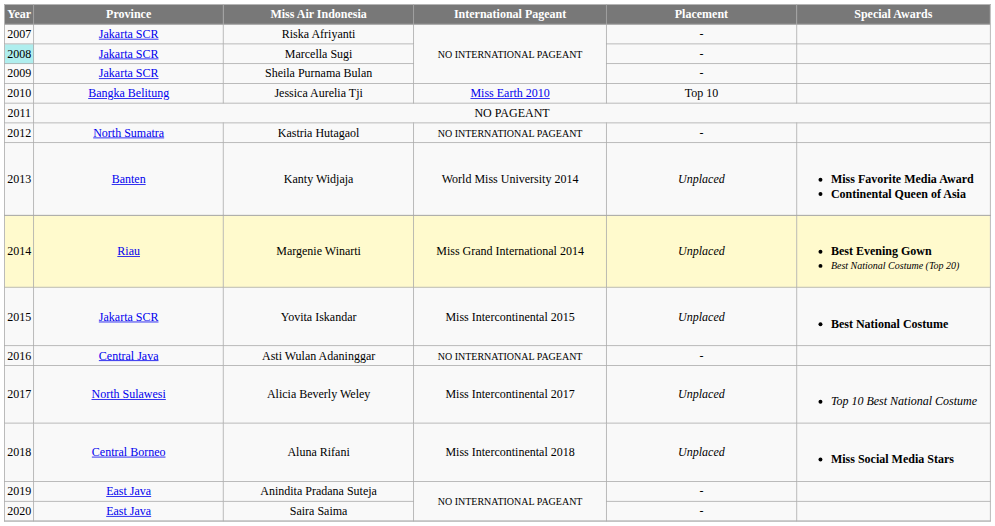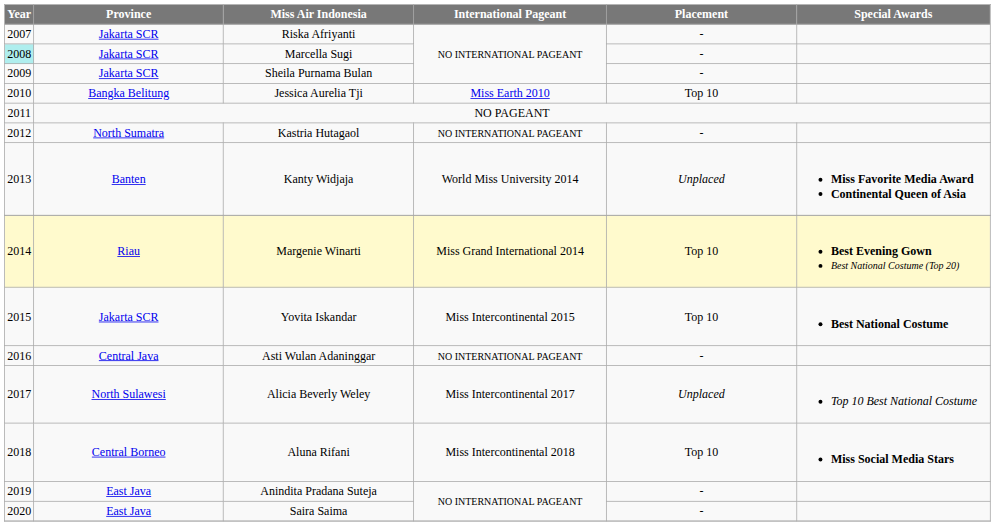(701, 251) Unplaced -> (701, 251) Top 10
(701, 316) Unplaced -> (701, 316) Top 10
(701, 452) Unplaced -> (701, 452) Top 10
